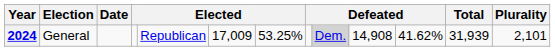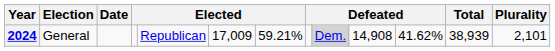(280, 35) 53.25% -> (280, 35) 59.21%
(469, 35) 31,939 -> (469, 35) 38,939
